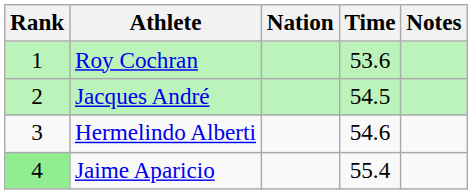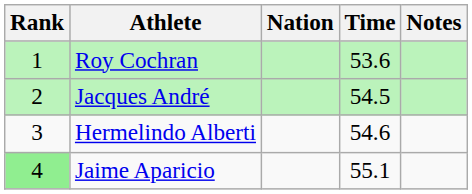(370, 170) 55.4 -> (370, 170) 55.1
